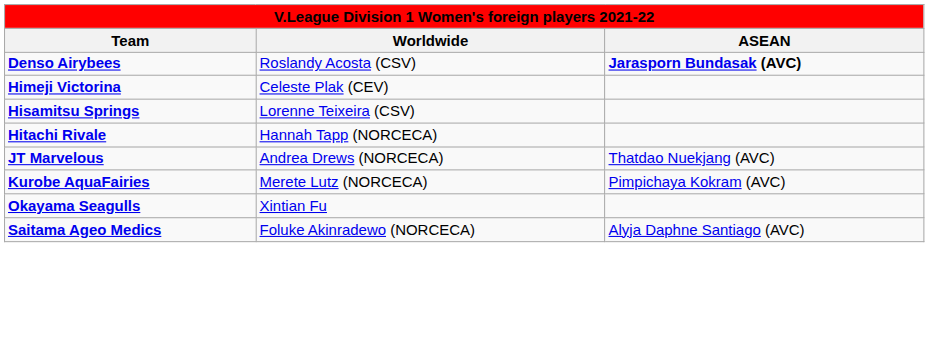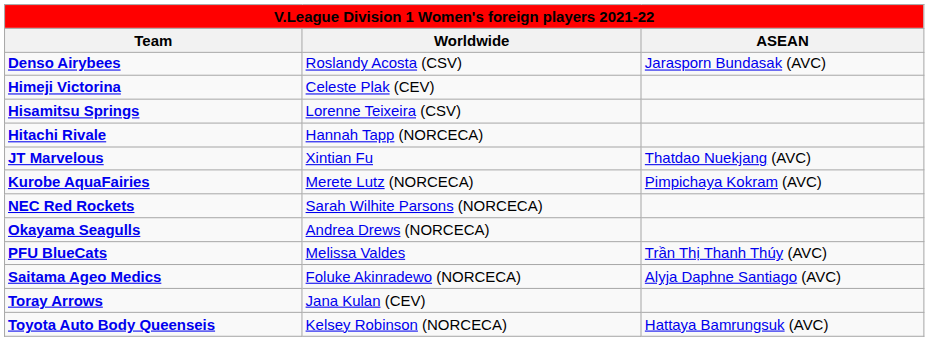(705, 64) bold -> (735, 64) normal
(351, 159) Andrea Drews (NORCECA) -> (339, 159) Xintian Fu
+ row: (71, 206)
(293, 206) Xintian Fu -> (398, 230) Andrea Drews (NORCECA)
+ row: (58, 253)
+ row: (55, 301)
+ row: (112, 324)
